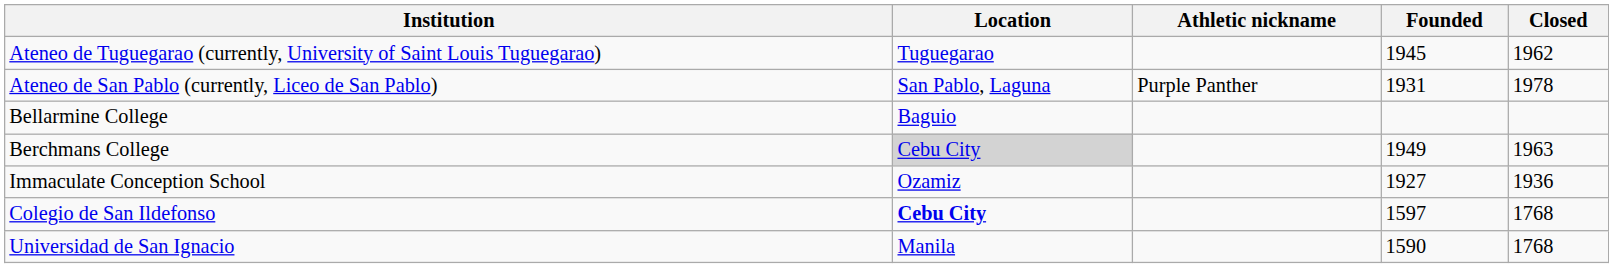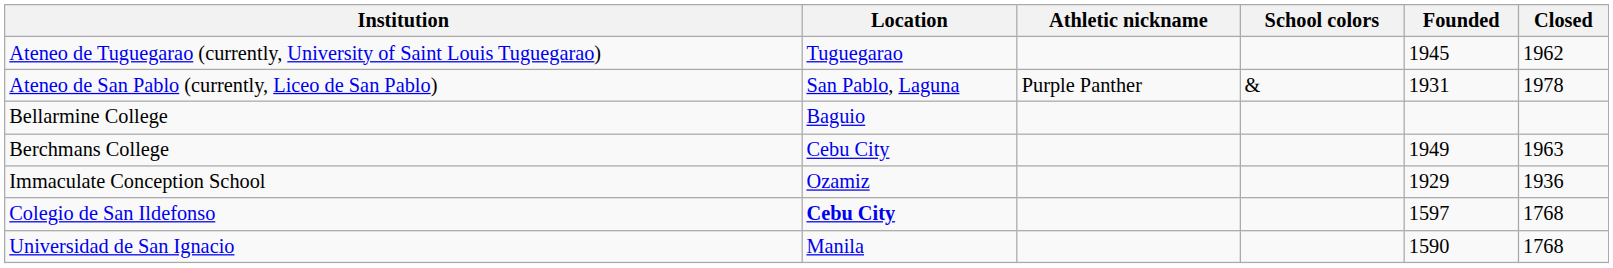+ column: (1322, 20)
(939, 149) lightgrey background -> (848, 149) no background
(1406, 181) 1927 -> (1429, 181) 1929
